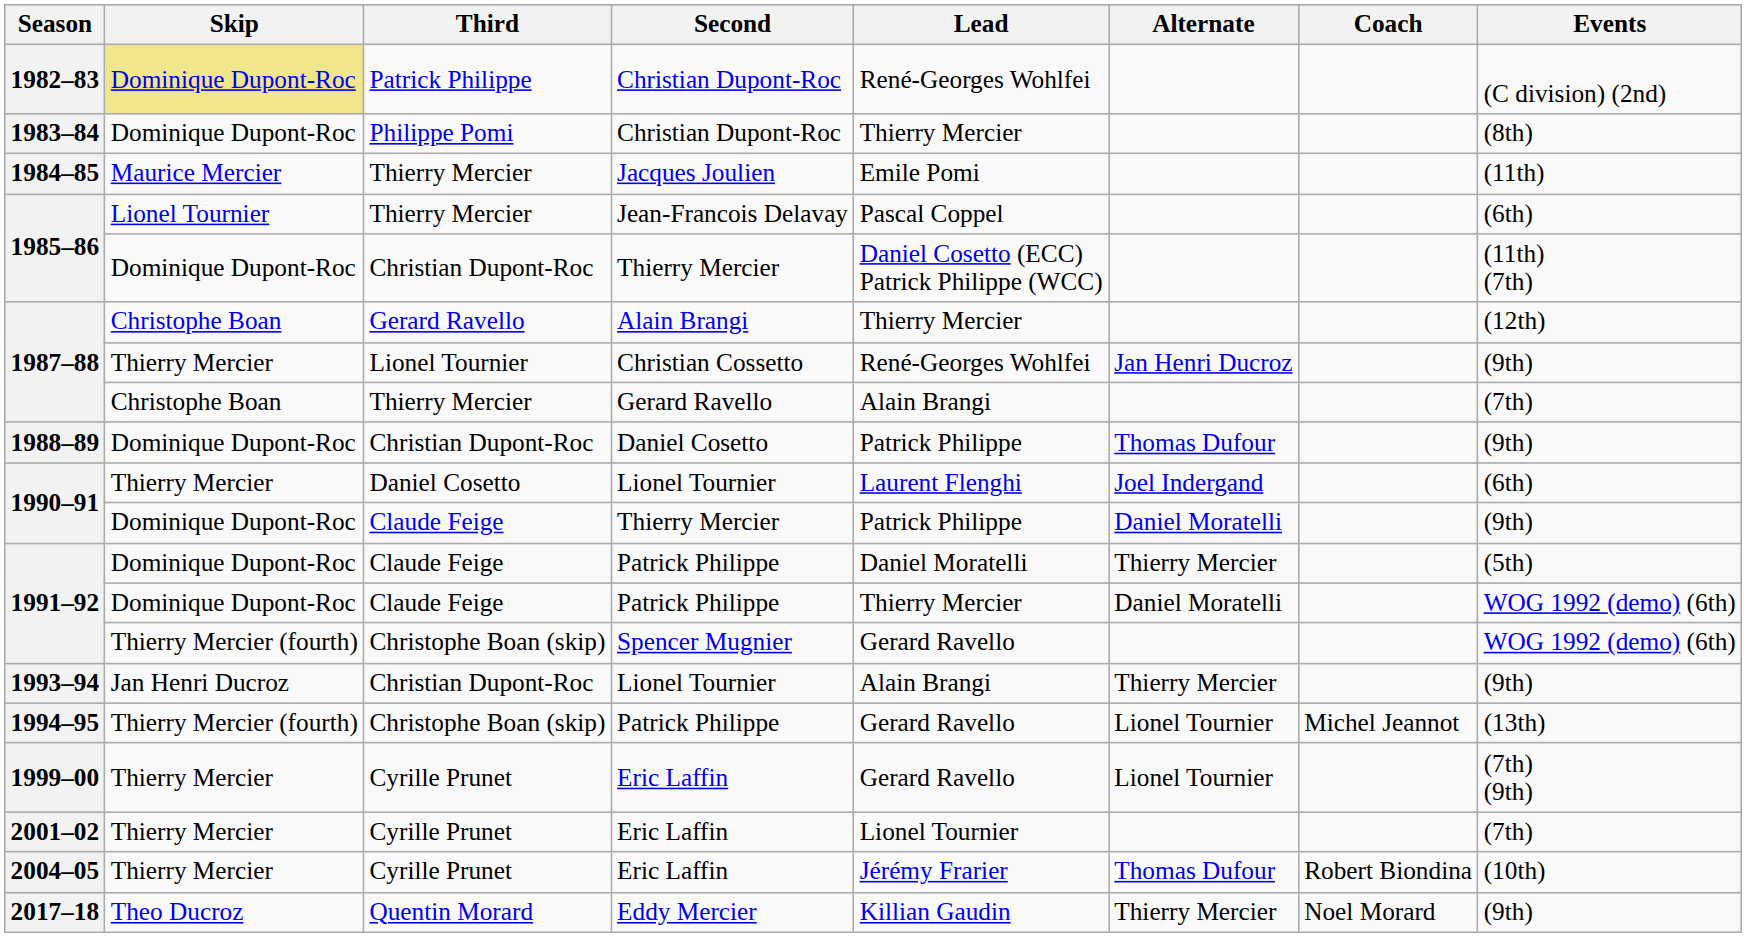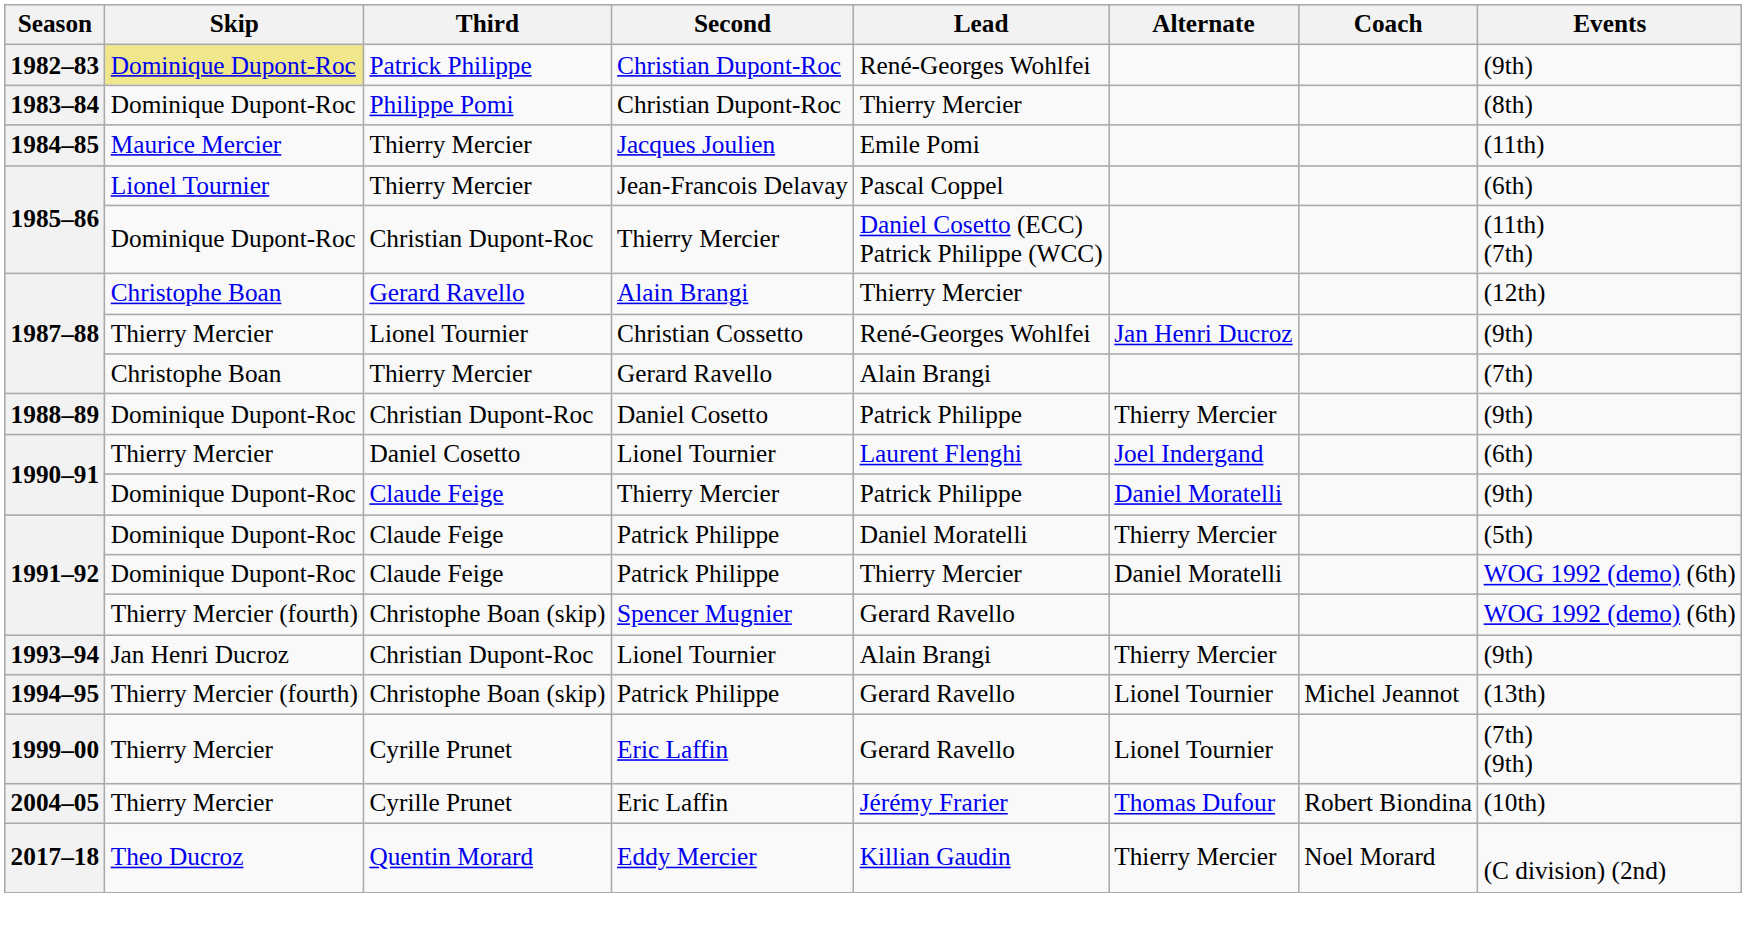(1575, 93) (C division) (2nd) -> (1508, 64) (9th)
(1195, 442) Thomas Dufour -> (1195, 413) Thierry Mercier
- row: (55, 831)
(1508, 911) (9th) -> (1575, 871) (C division) (2nd)
